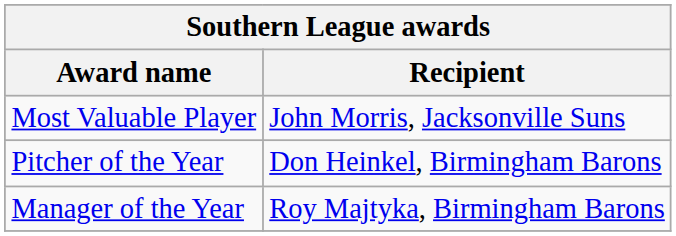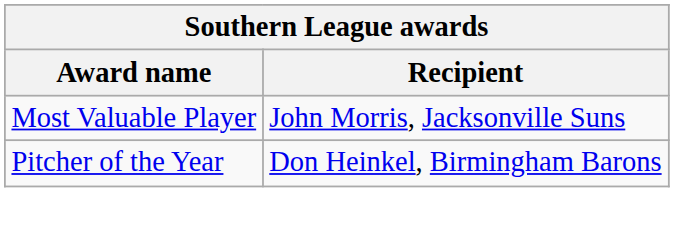- row: (128, 207)
